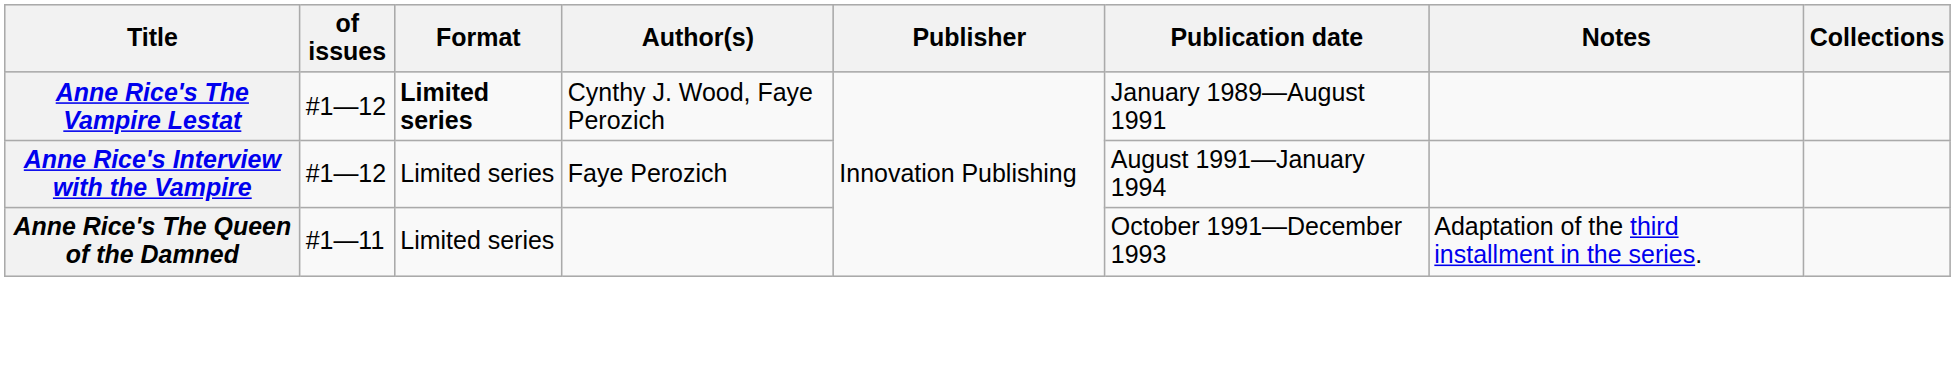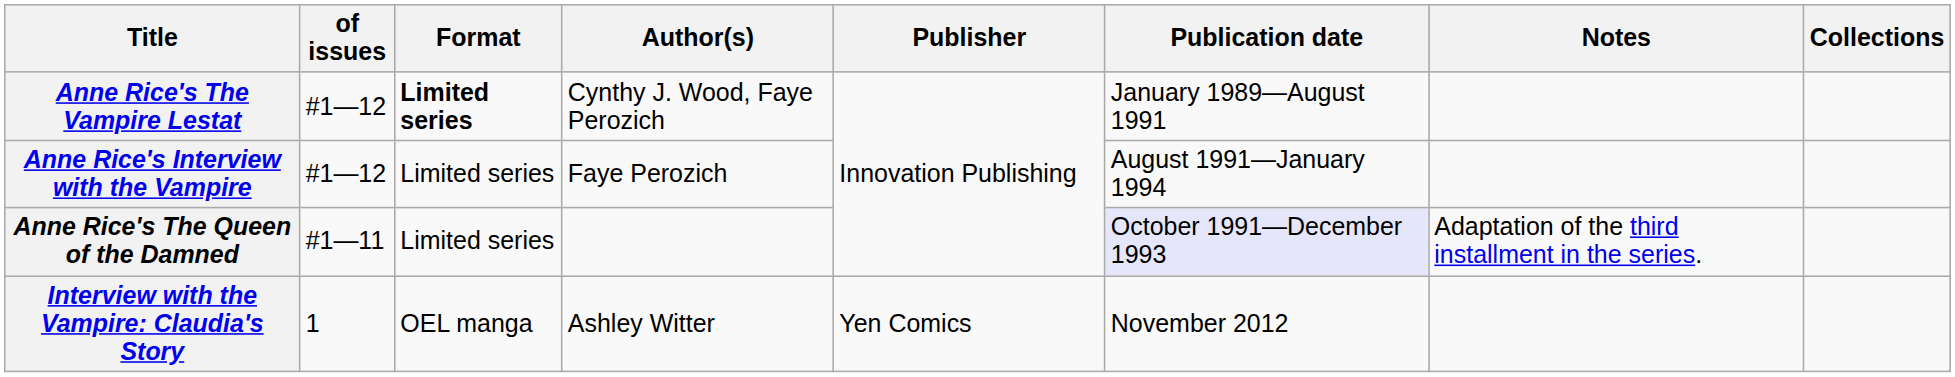(1256, 241) no background -> (1256, 241) lavender background
+ row: (152, 323)
